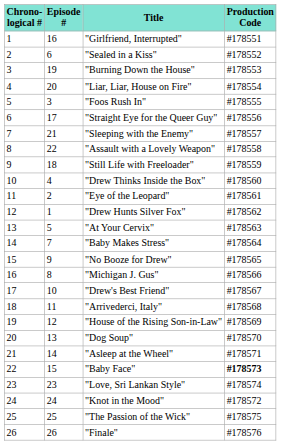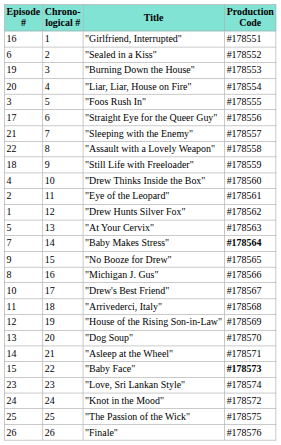columns swapped: (64, 17) <-> (24, 17)
(244, 243) normal -> (244, 243) bold
